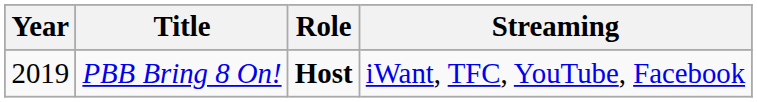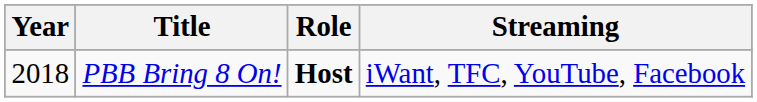(40, 73) 2019 -> (40, 73) 2018
